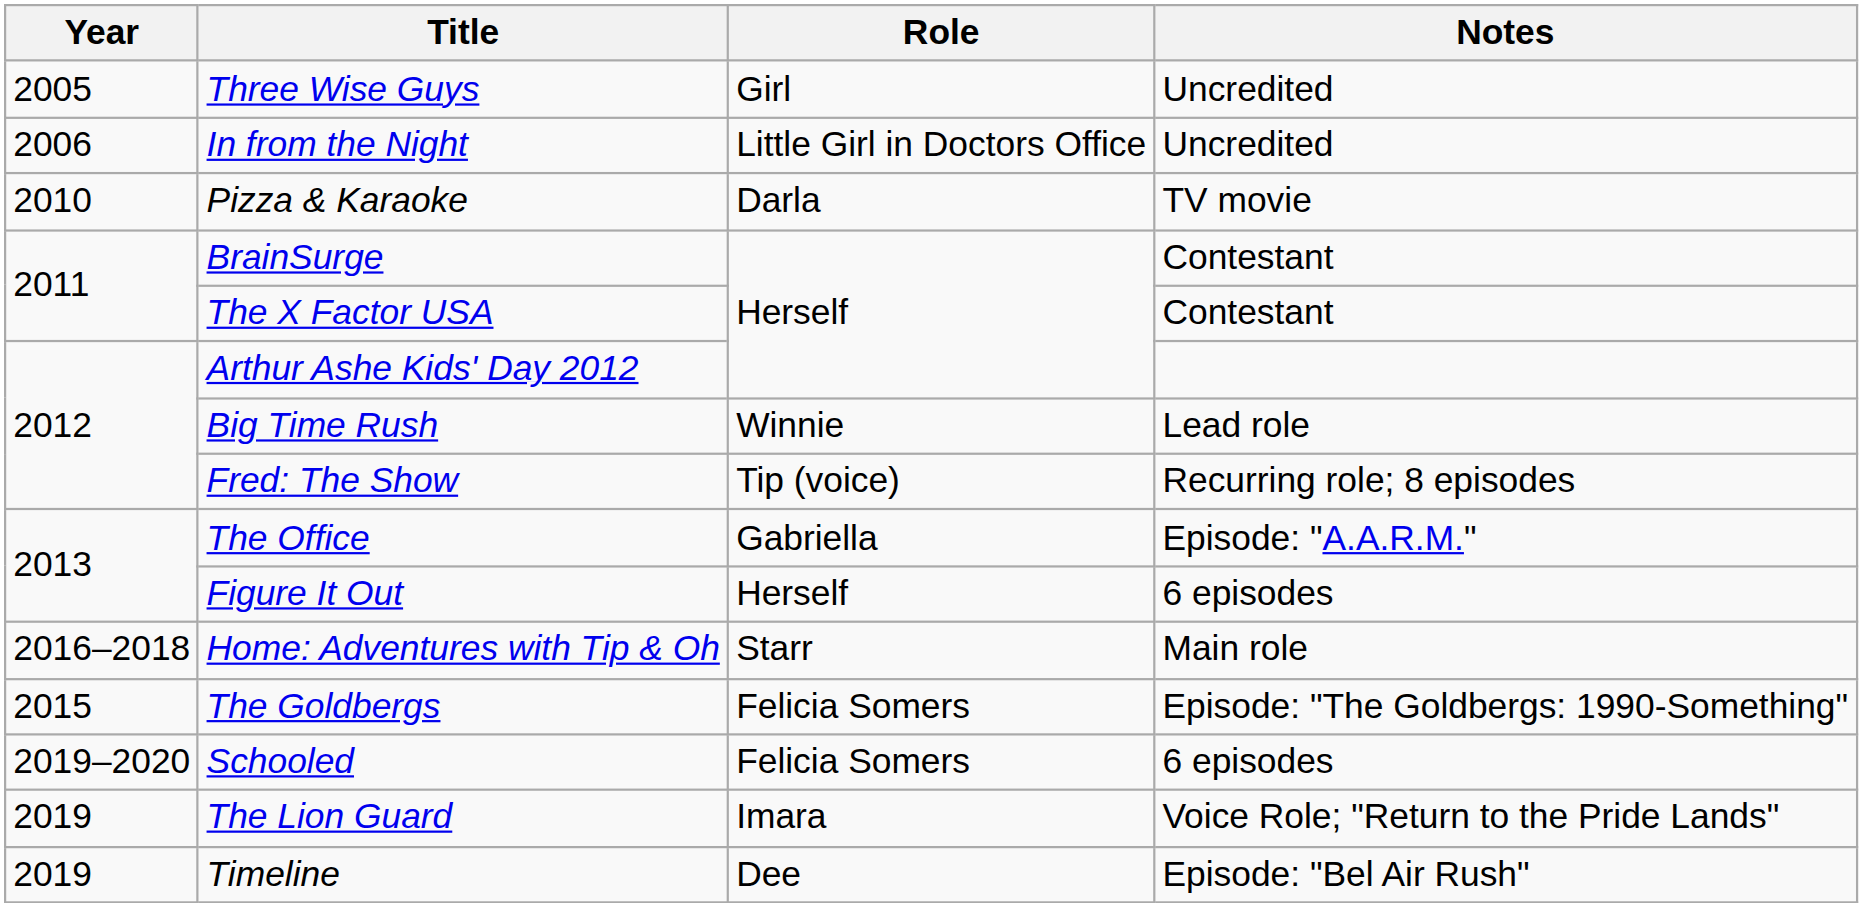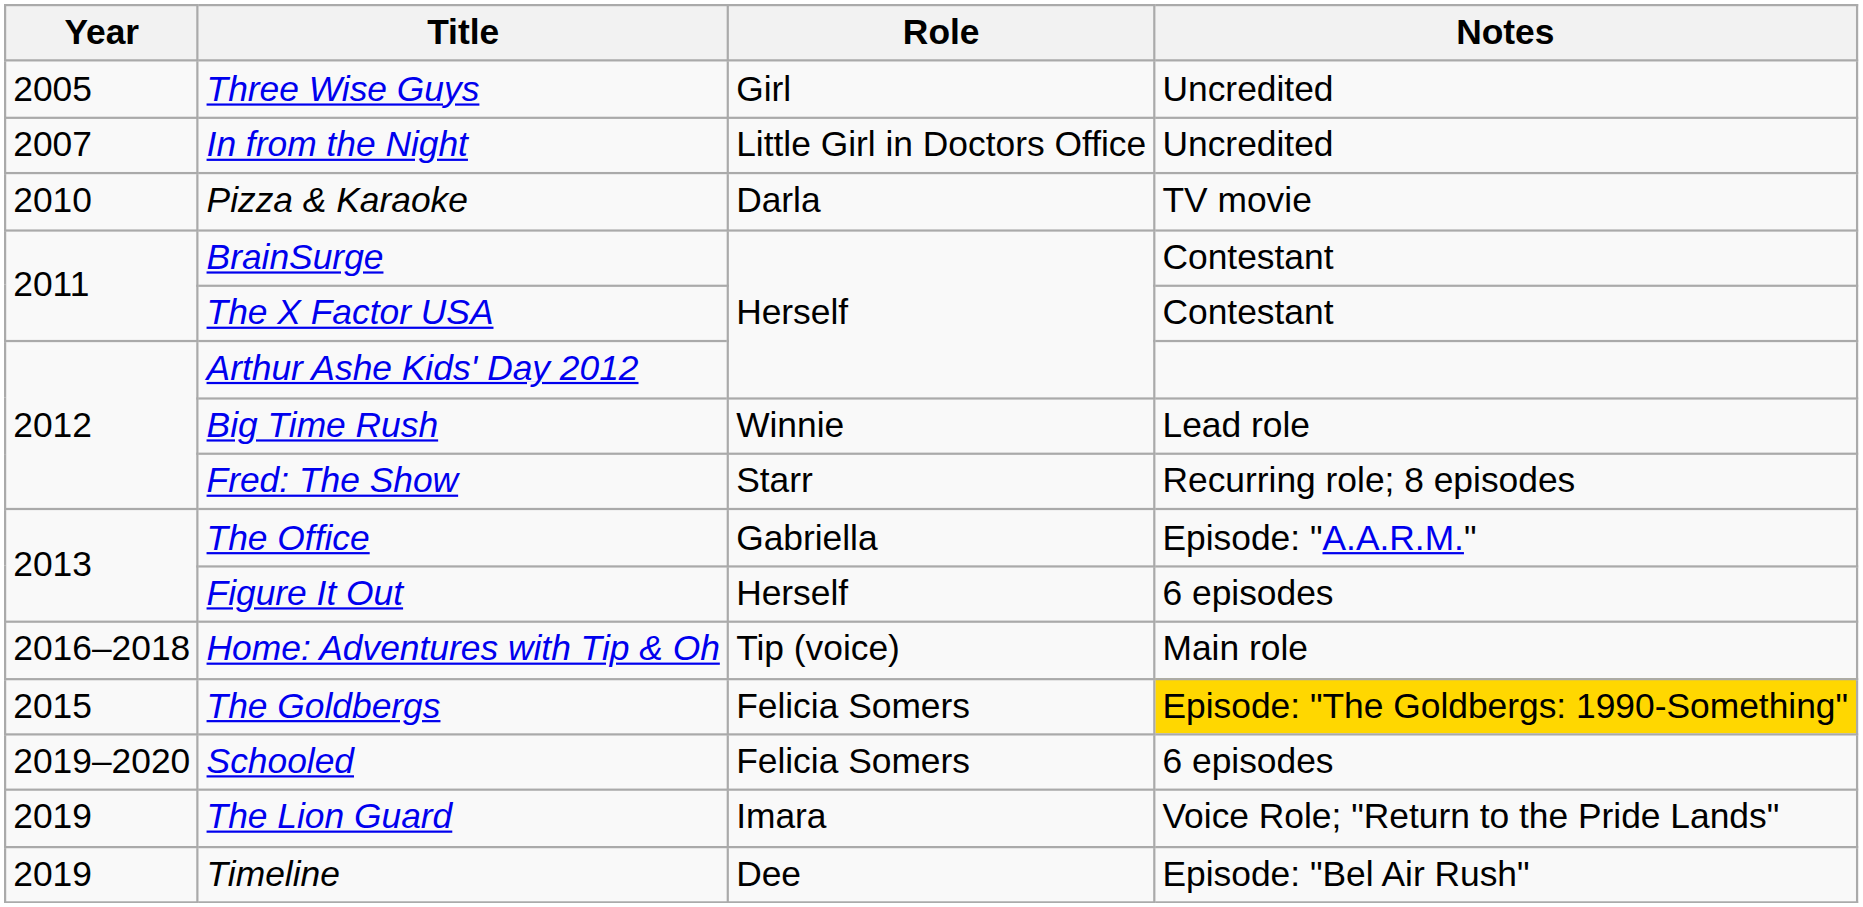(53, 144) 2006 -> (53, 144) 2007
(818, 481) Tip (voice) -> (774, 481) Starr
(774, 649) Starr -> (818, 649) Tip (voice)
(1505, 705) no background -> (1505, 705) gold background
